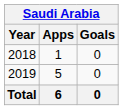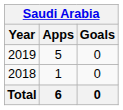rows swapped: (22, 54) <-> (22, 74)
